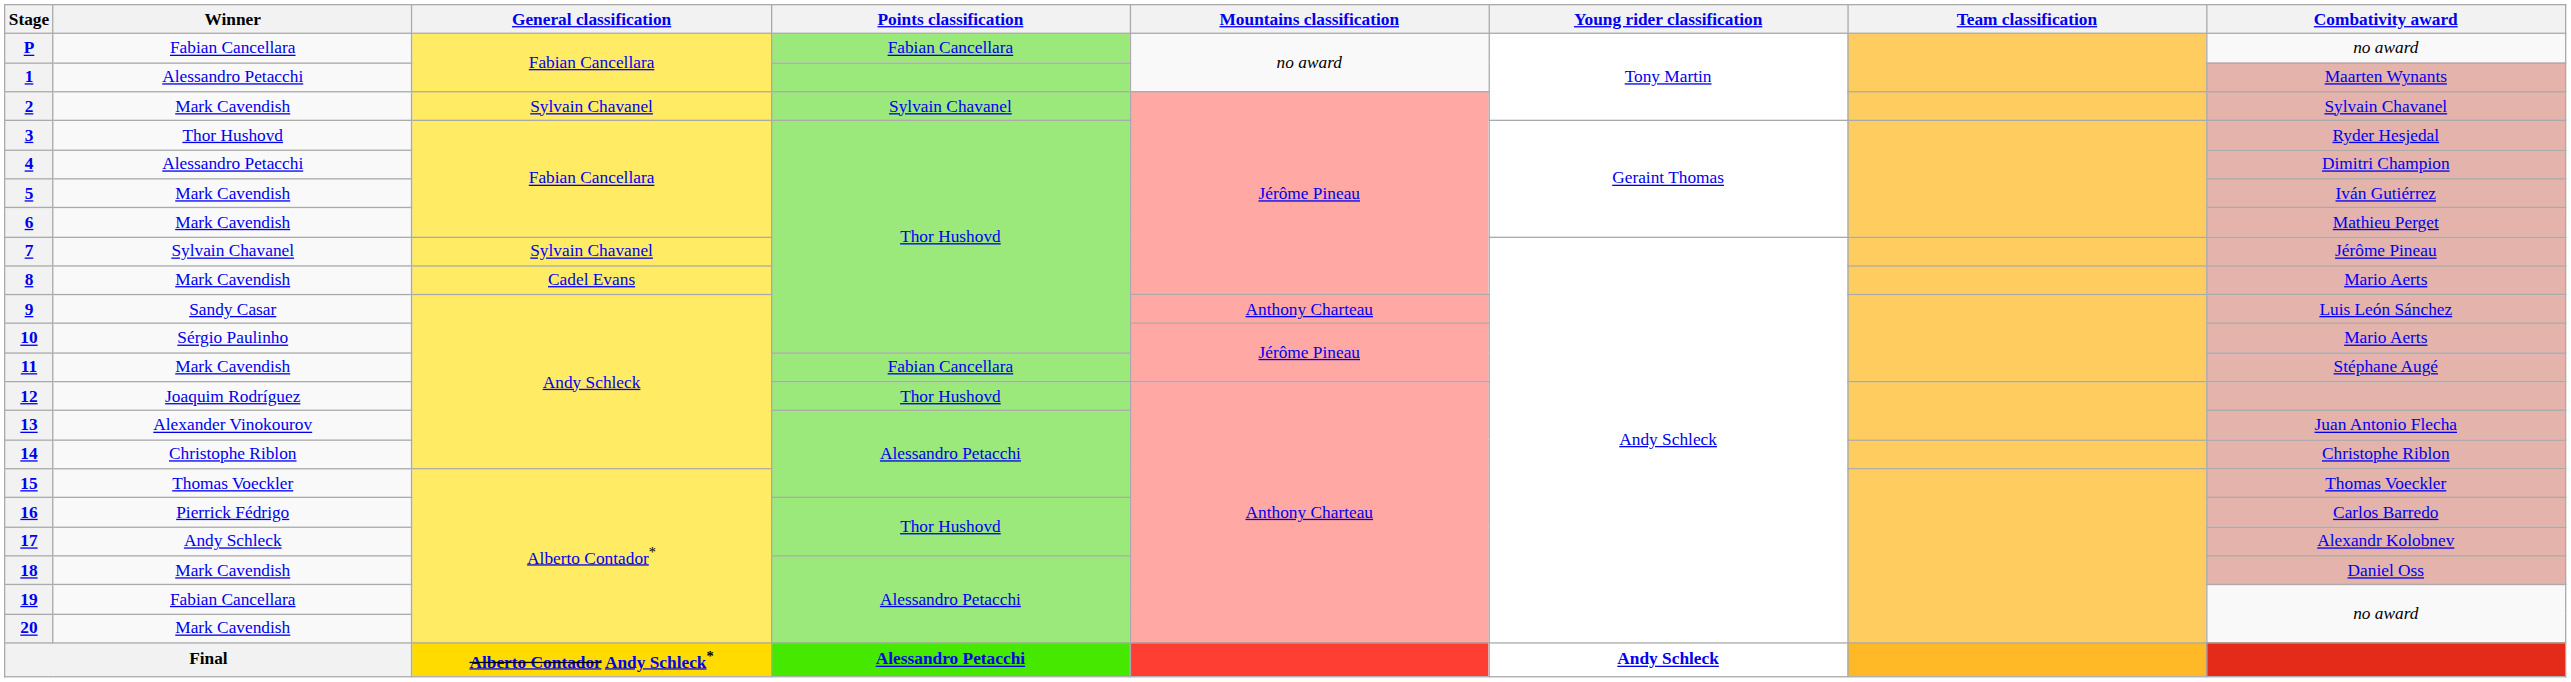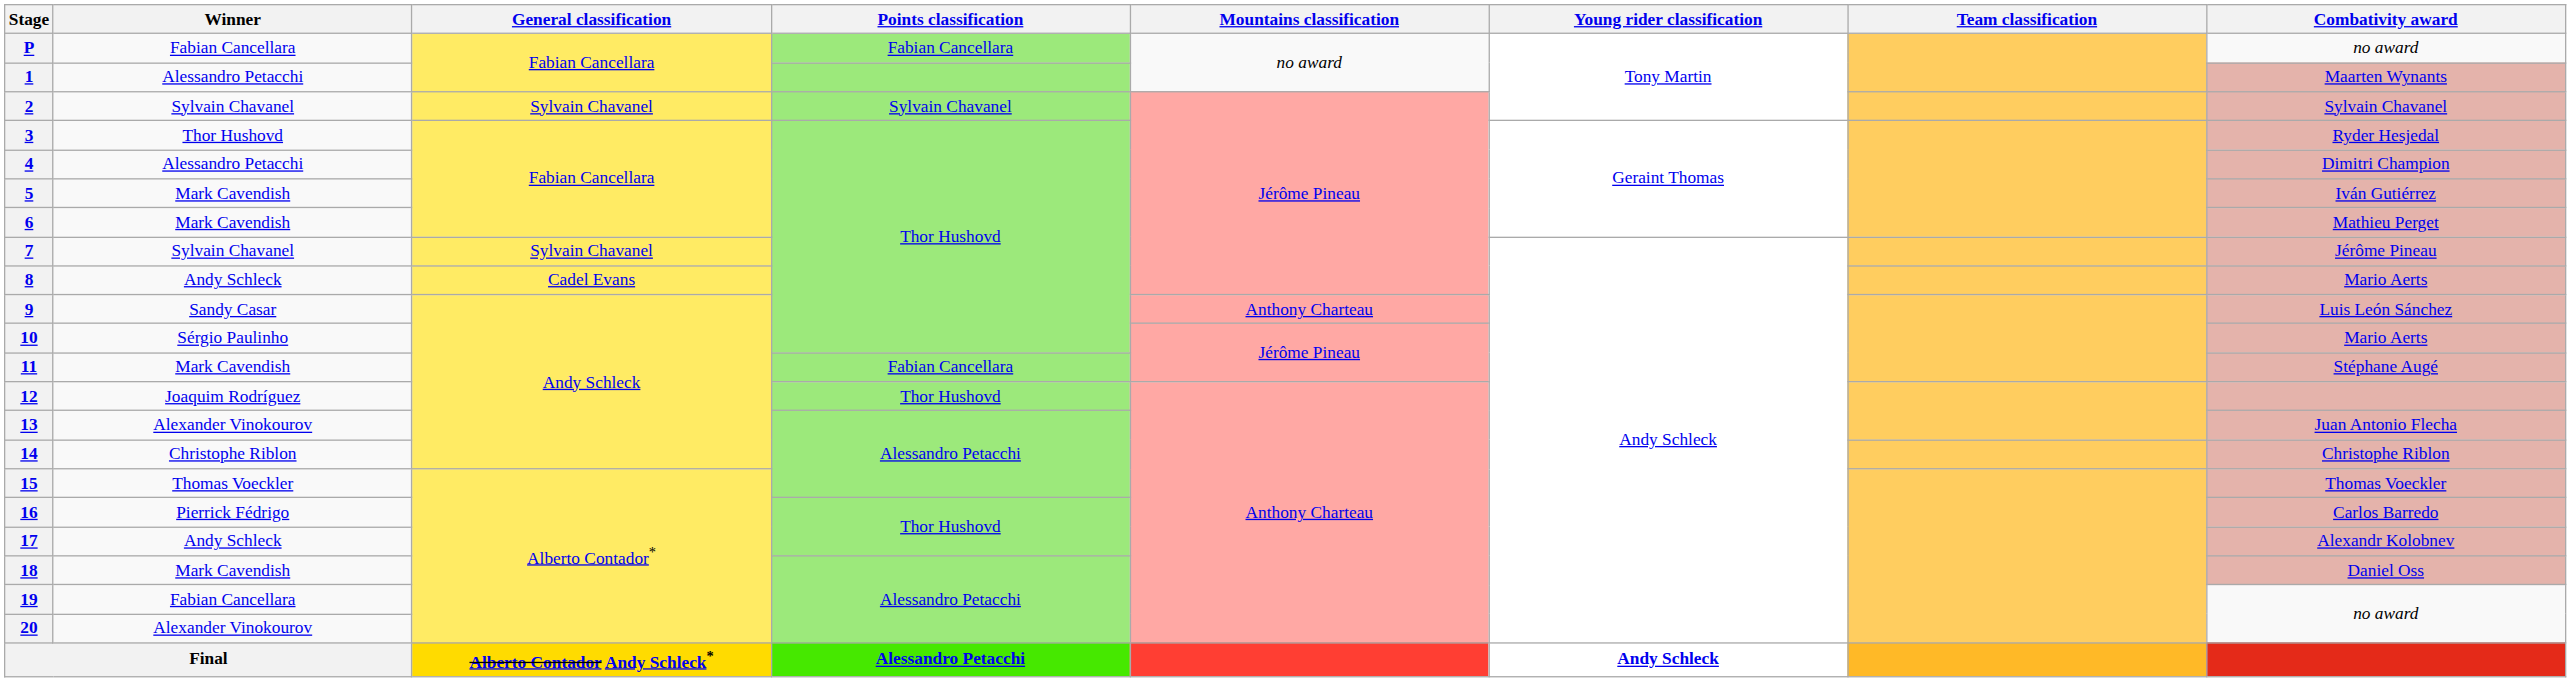(233, 106) Mark Cavendish -> (233, 106) Sylvain Chavanel
(233, 280) Mark Cavendish -> (233, 280) Andy Schleck
(233, 628) Mark Cavendish -> (233, 628) Alexander Vinokourov
